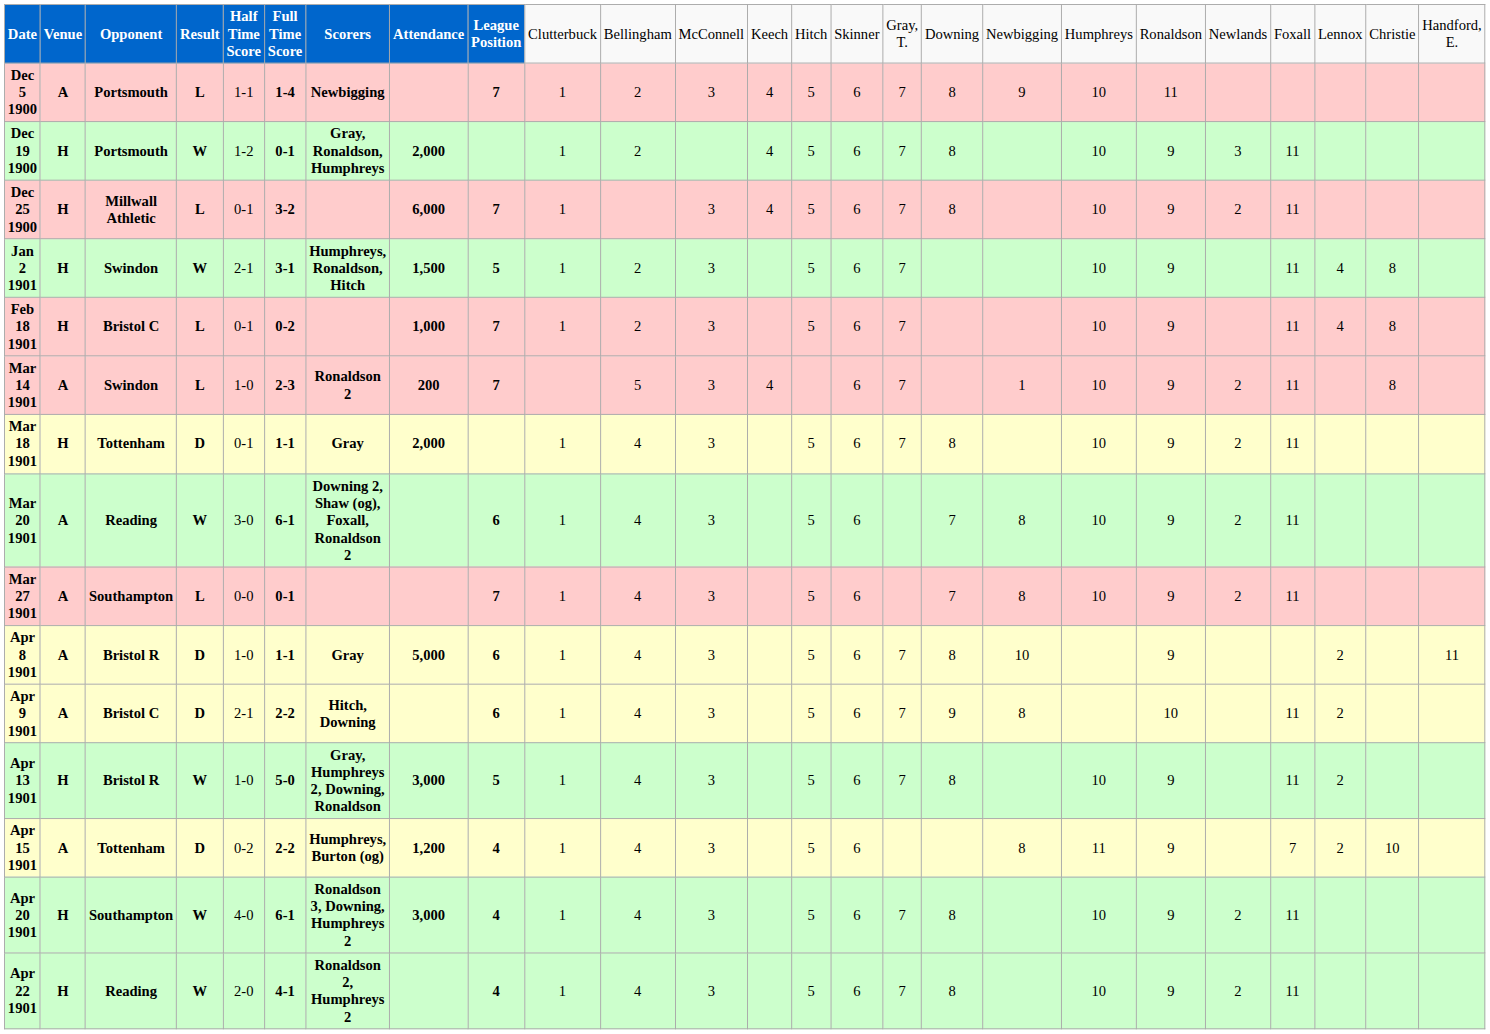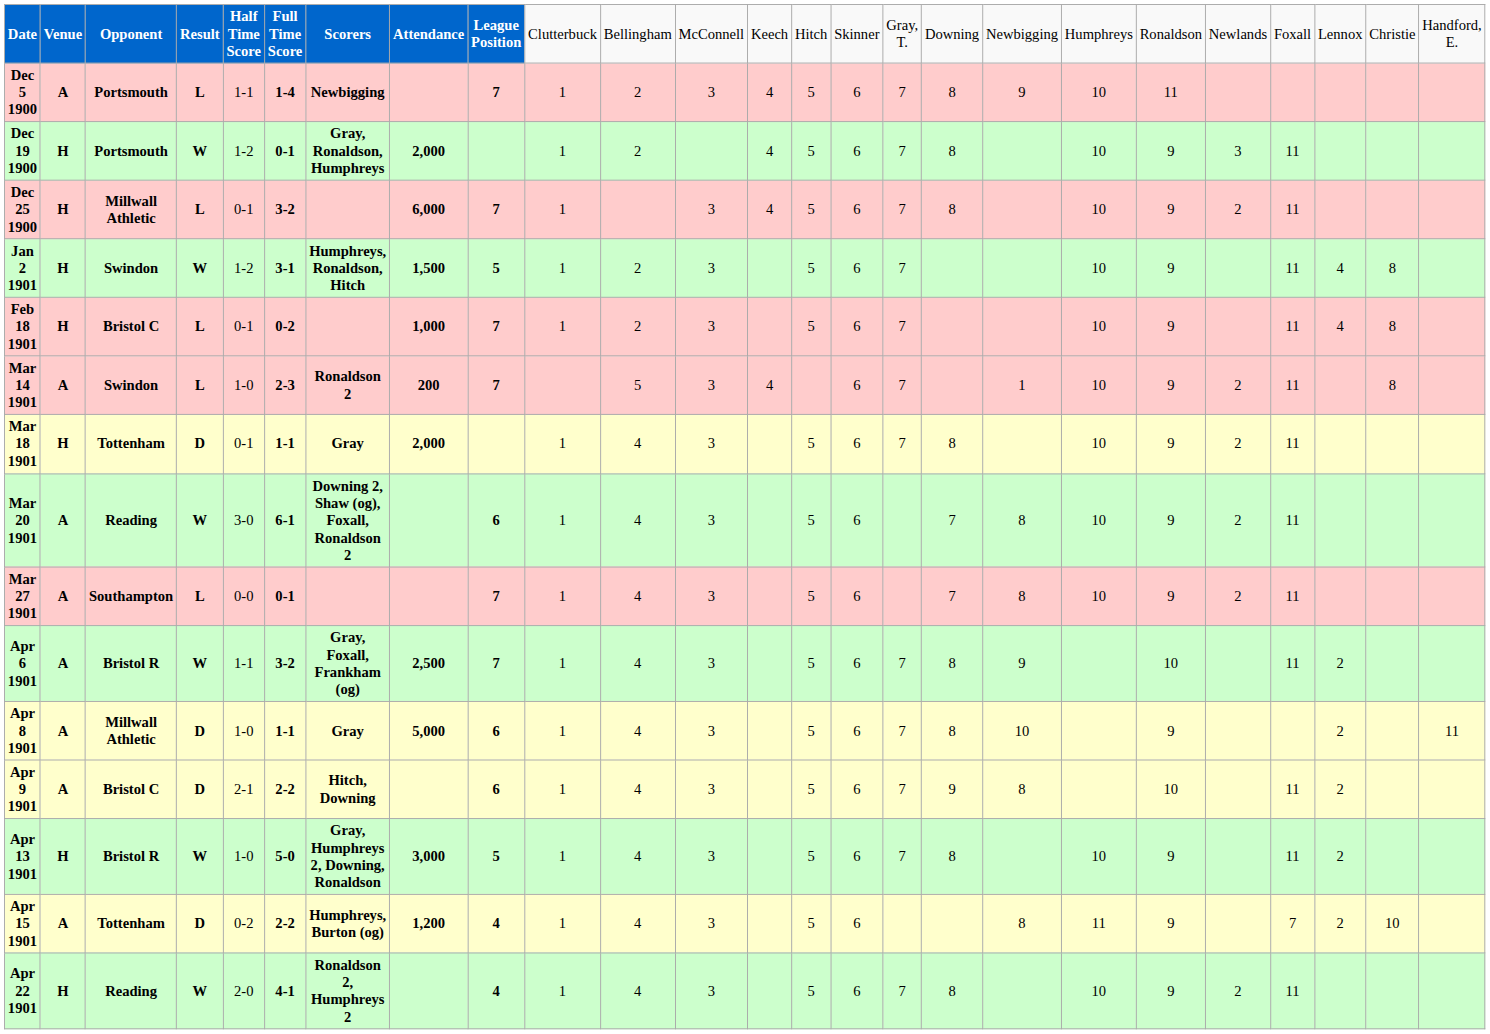(244, 268) 2-1 -> (244, 268) 1-2
+ row: (22, 663)
(131, 654) Bristol R -> (131, 730) Millwall Athletic
- row: (22, 915)
